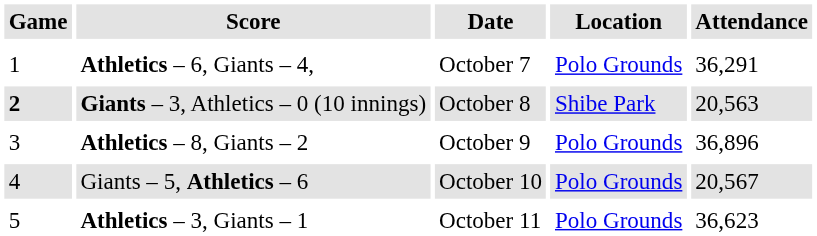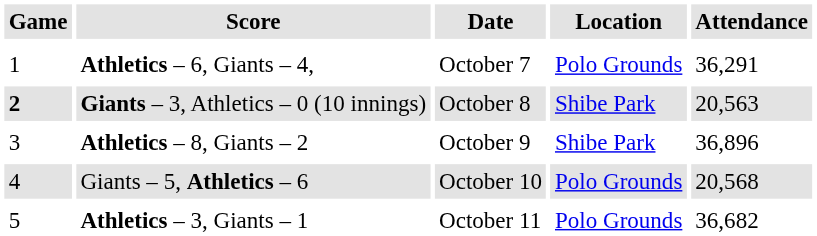(619, 142) Polo Grounds -> (605, 142) Shibe Park
(727, 181) 20,567 -> (727, 181) 20,568
(727, 220) 36,623 -> (727, 220) 36,682
